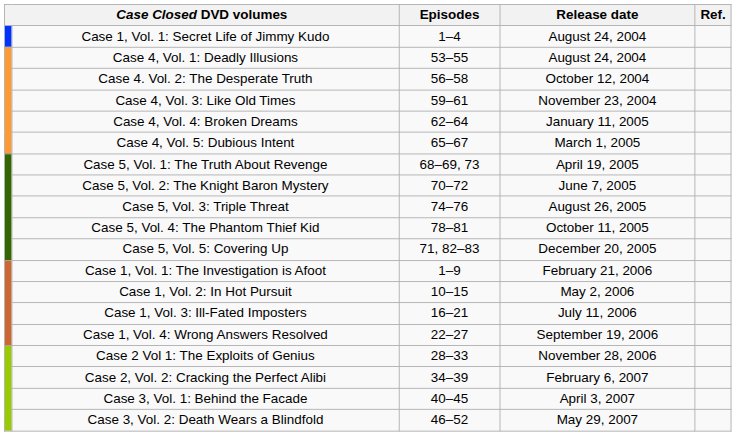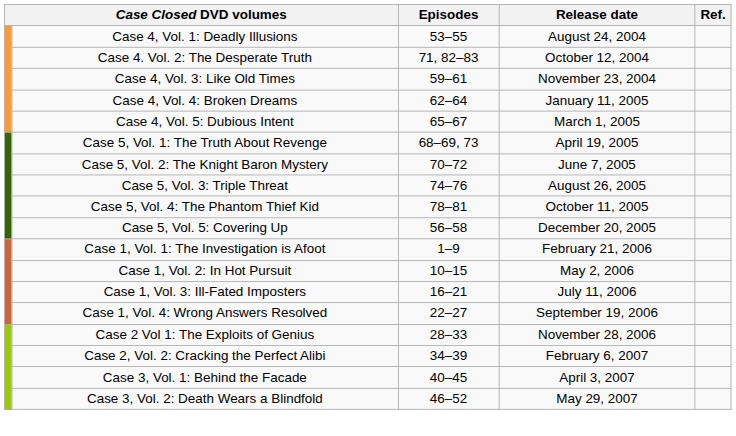- row: (205, 36)
(450, 79) 56–58 -> (449, 57) 71, 82–83
(450, 249) 71, 82–83 -> (449, 228) 56–58
